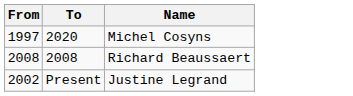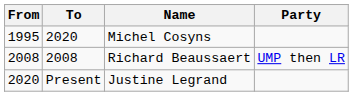+ column: (301, 15)
(24, 37) 1997 -> (24, 37) 1995
(24, 80) 2002 -> (24, 80) 2020
